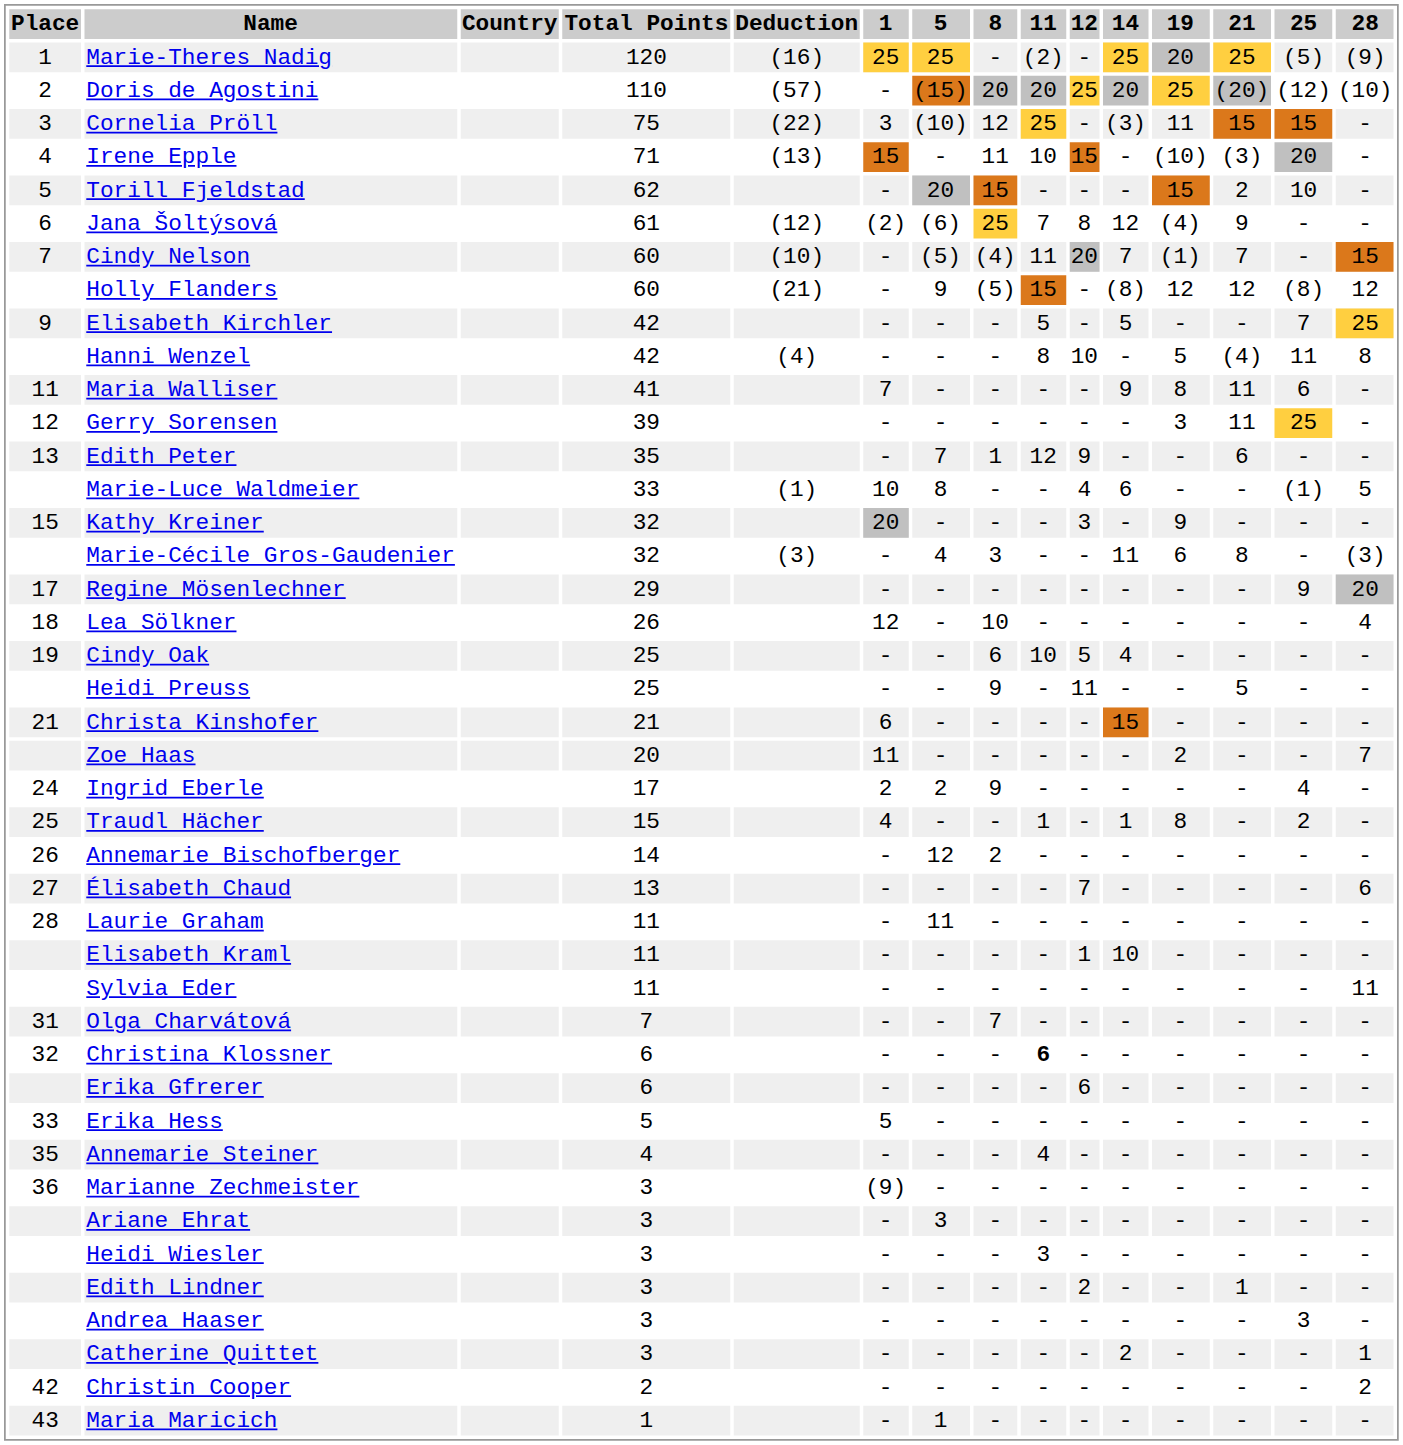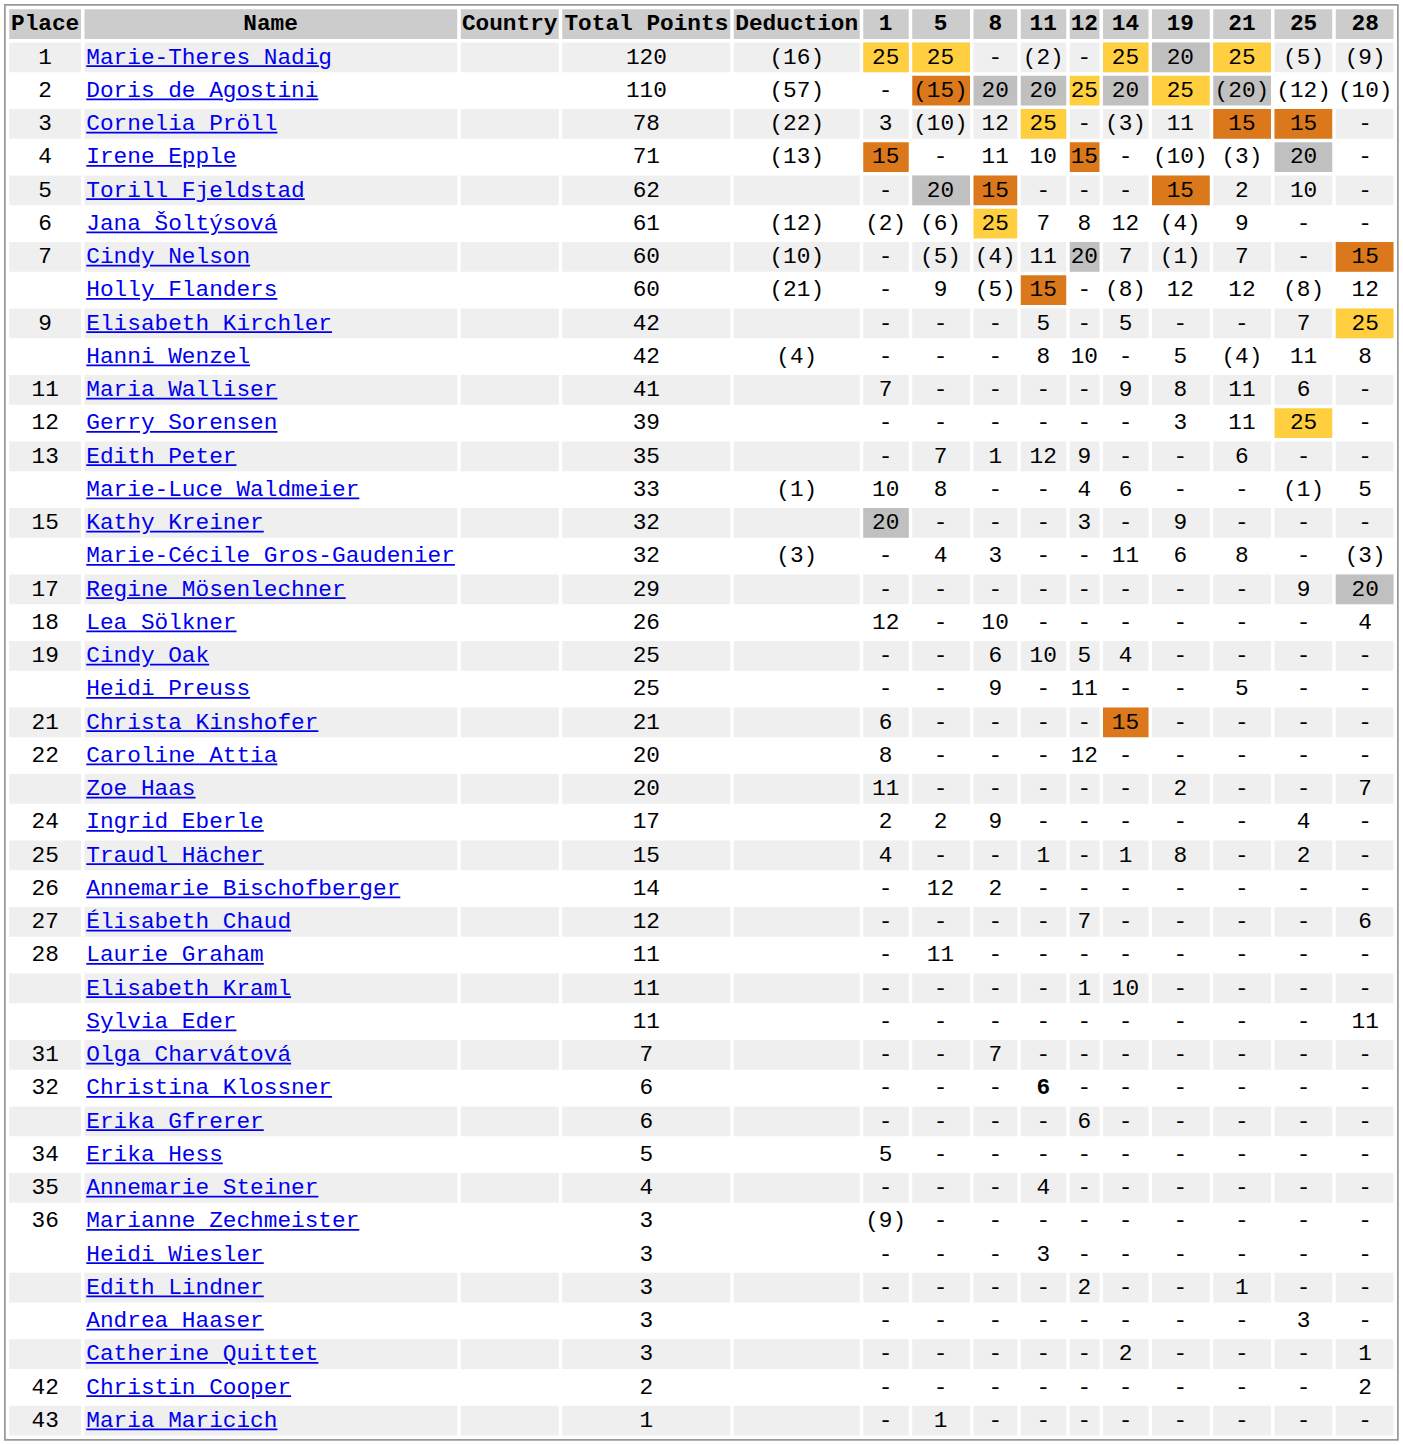(646, 124) 75 -> (646, 124) 78
+ row: (182, 756)
(646, 889) 13 -> (646, 922) 12
(45, 1121) 33 -> (45, 1155) 34
- row: (168, 1221)
